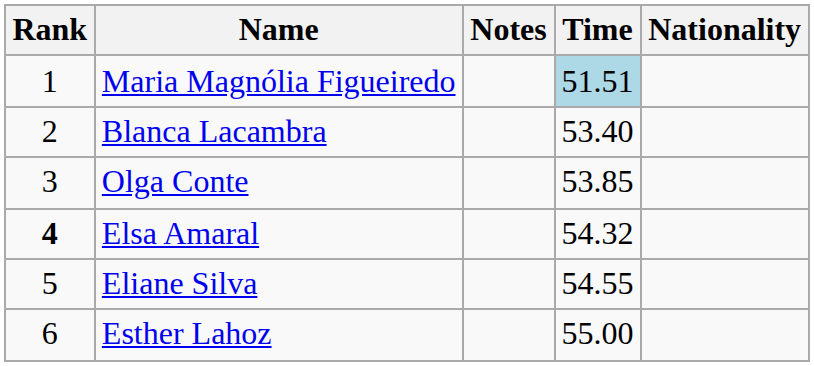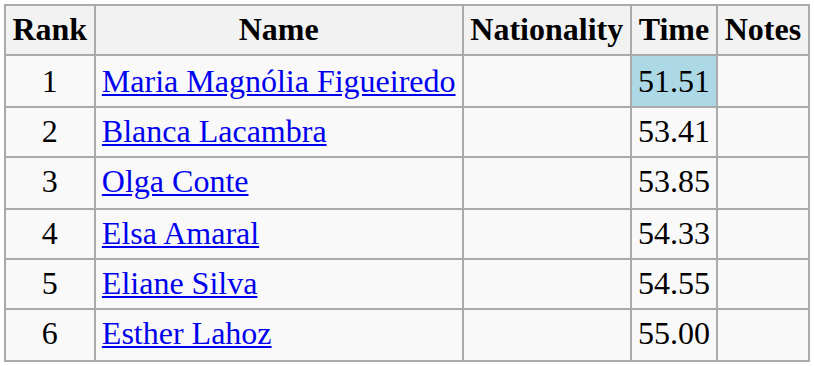columns swapped: (725, 29) <-> (508, 29)
(597, 131) 53.40 -> (674, 131) 53.41
(50, 232) bold -> (50, 232) normal
(597, 232) 54.32 -> (674, 232) 54.33
